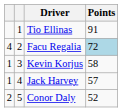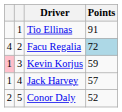(9, 63) no background -> (9, 63) pink background
(93, 63) 58 -> (93, 63) 59
